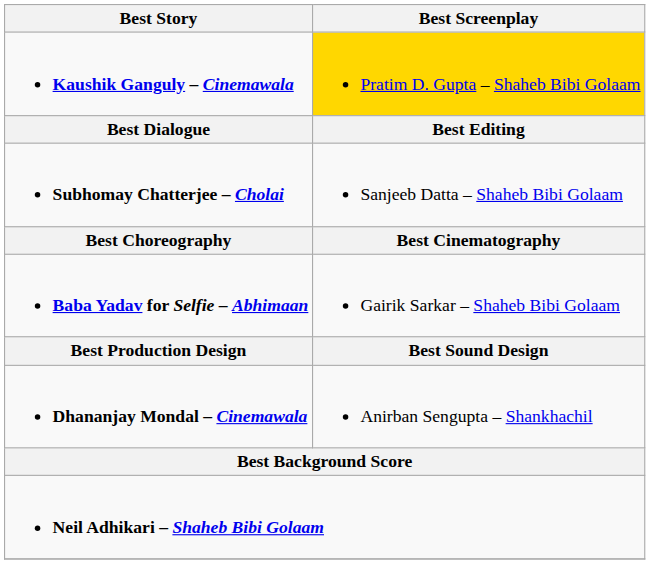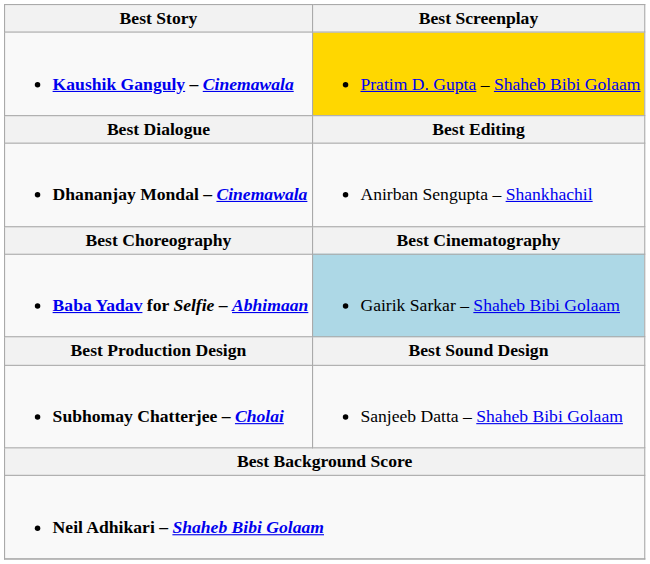rows swapped: (158, 195) <-> (158, 416)
(479, 305) no background -> (479, 305) lightblue background
